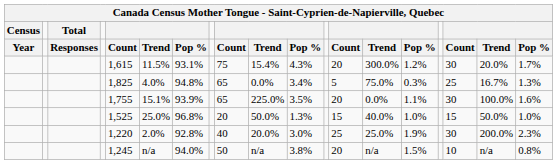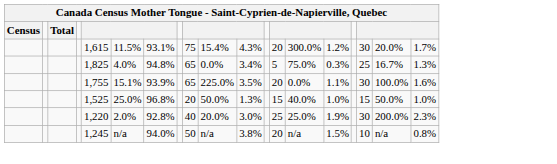- row: (23, 47)
